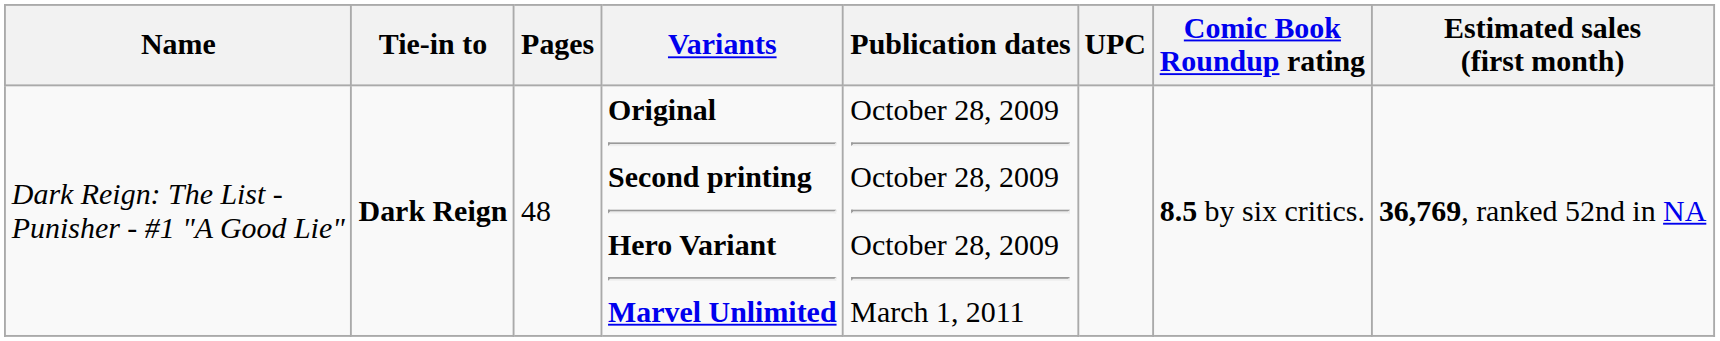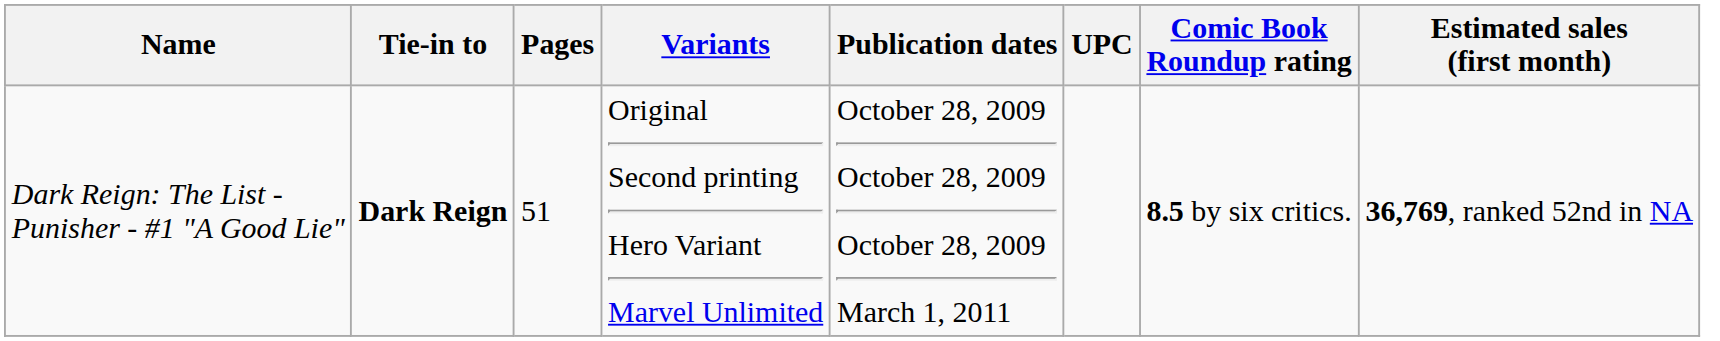(536, 210) 48 -> (536, 210) 51
(722, 210) bold -> (716, 210) normal
